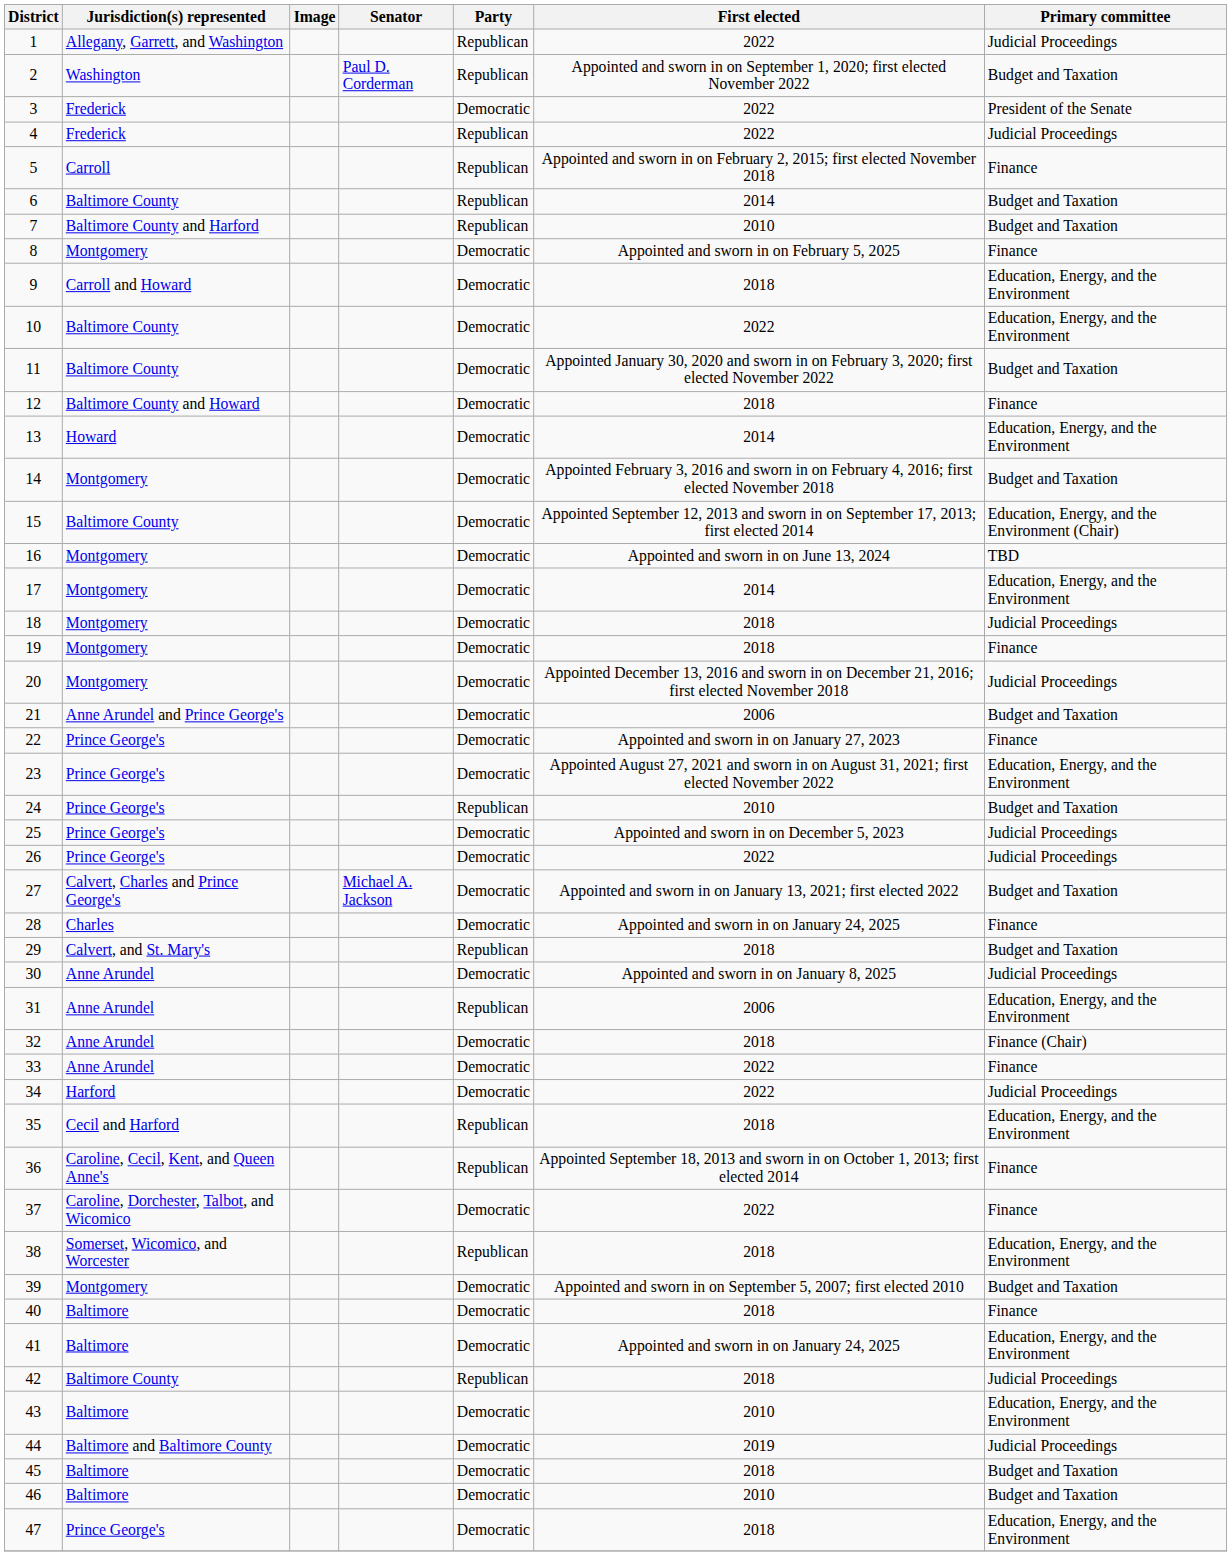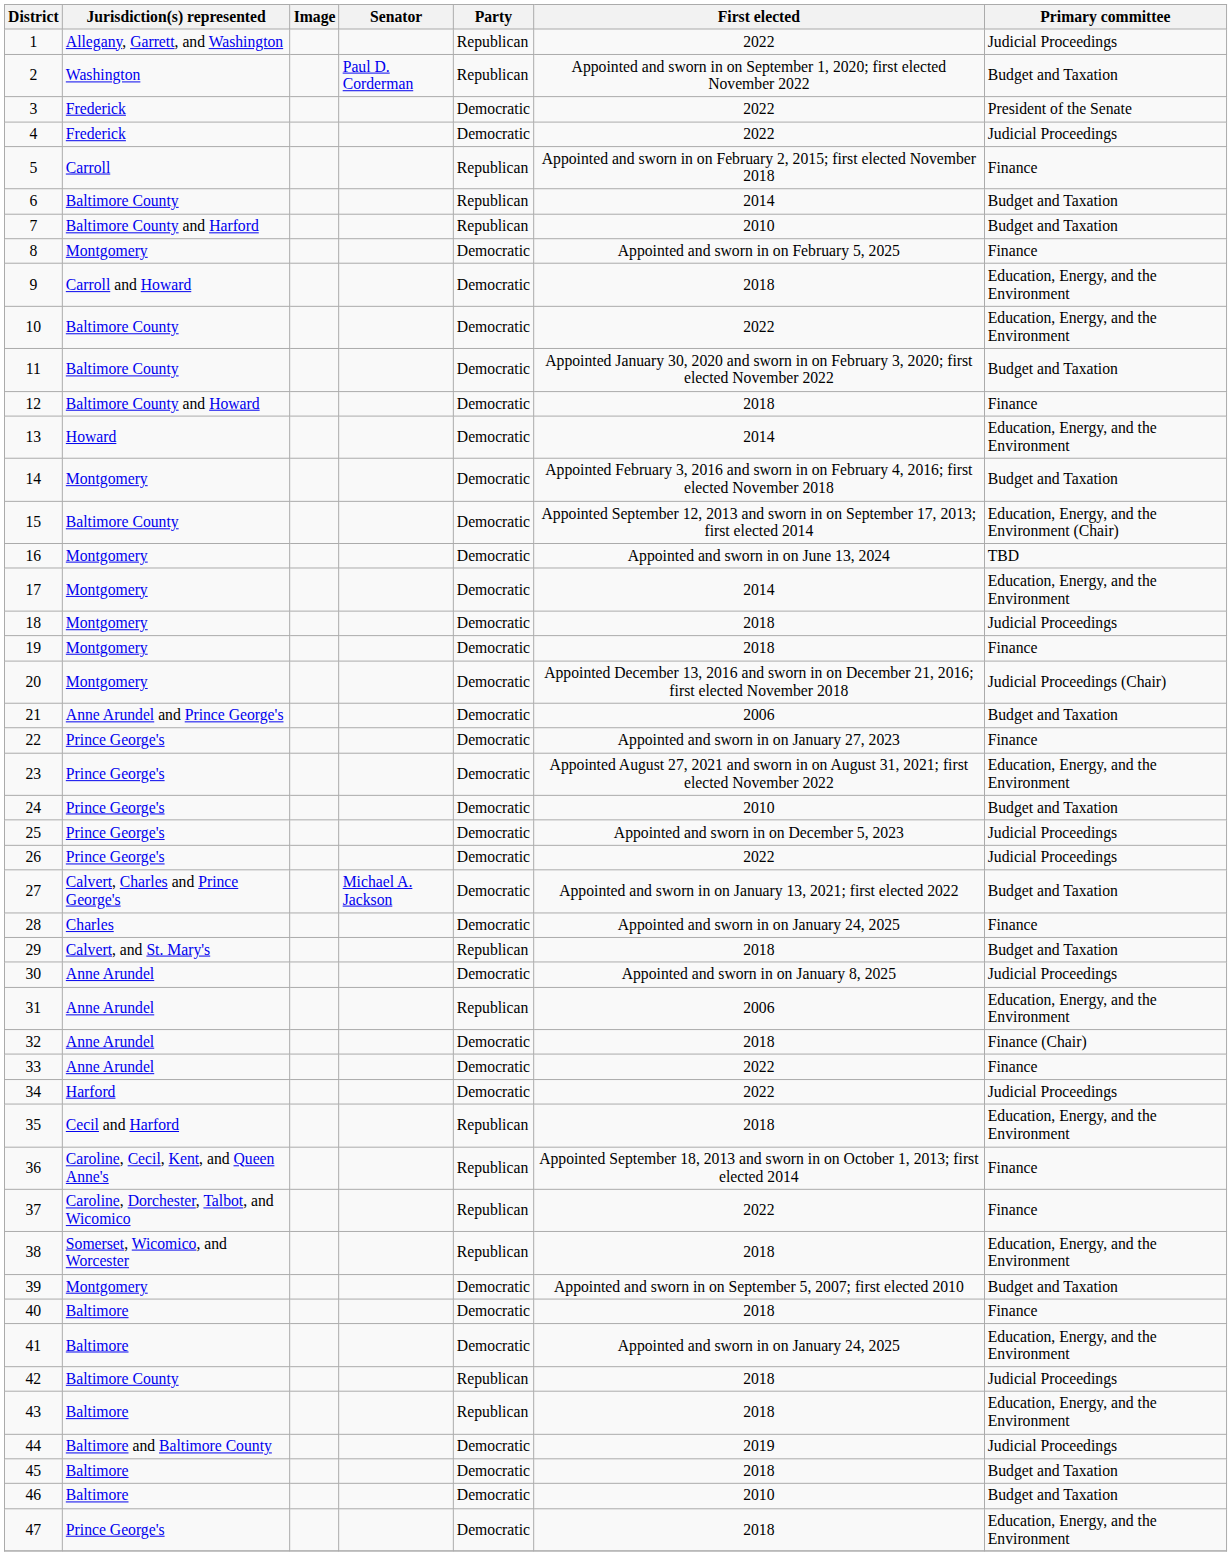(493, 134) Republican -> (493, 134) Democratic
(1052, 681) Judicial Proceedings -> (1077, 681) Judicial Proceedings (Chair)
(493, 807) Republican -> (493, 807) Democratic
(493, 1210) Democratic -> (493, 1210) Republican
(493, 1412) Democratic -> (493, 1412) Republican
(759, 1412) 2010 -> (759, 1412) 2018
